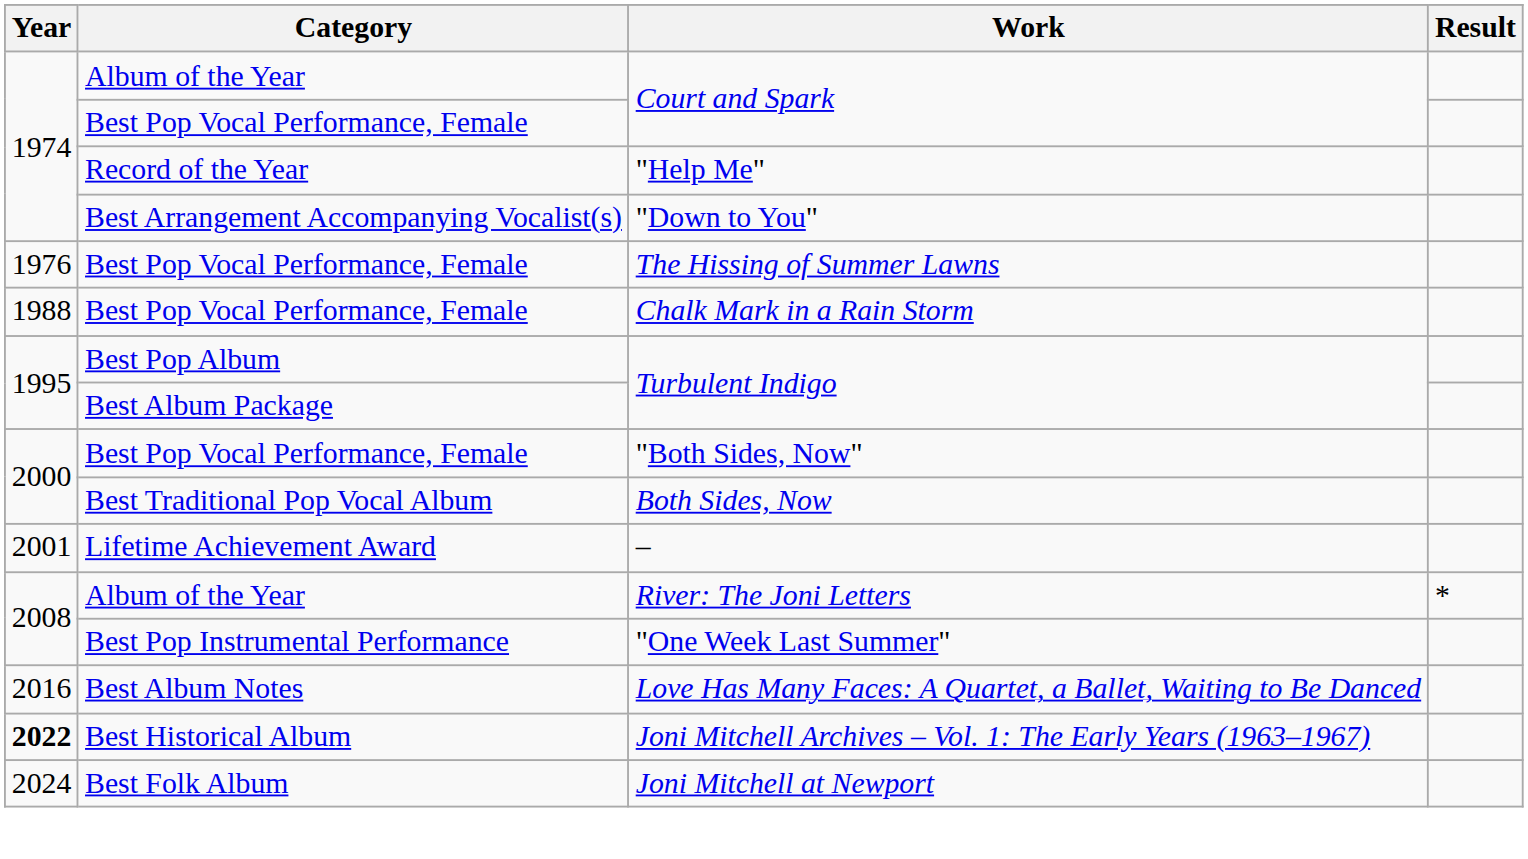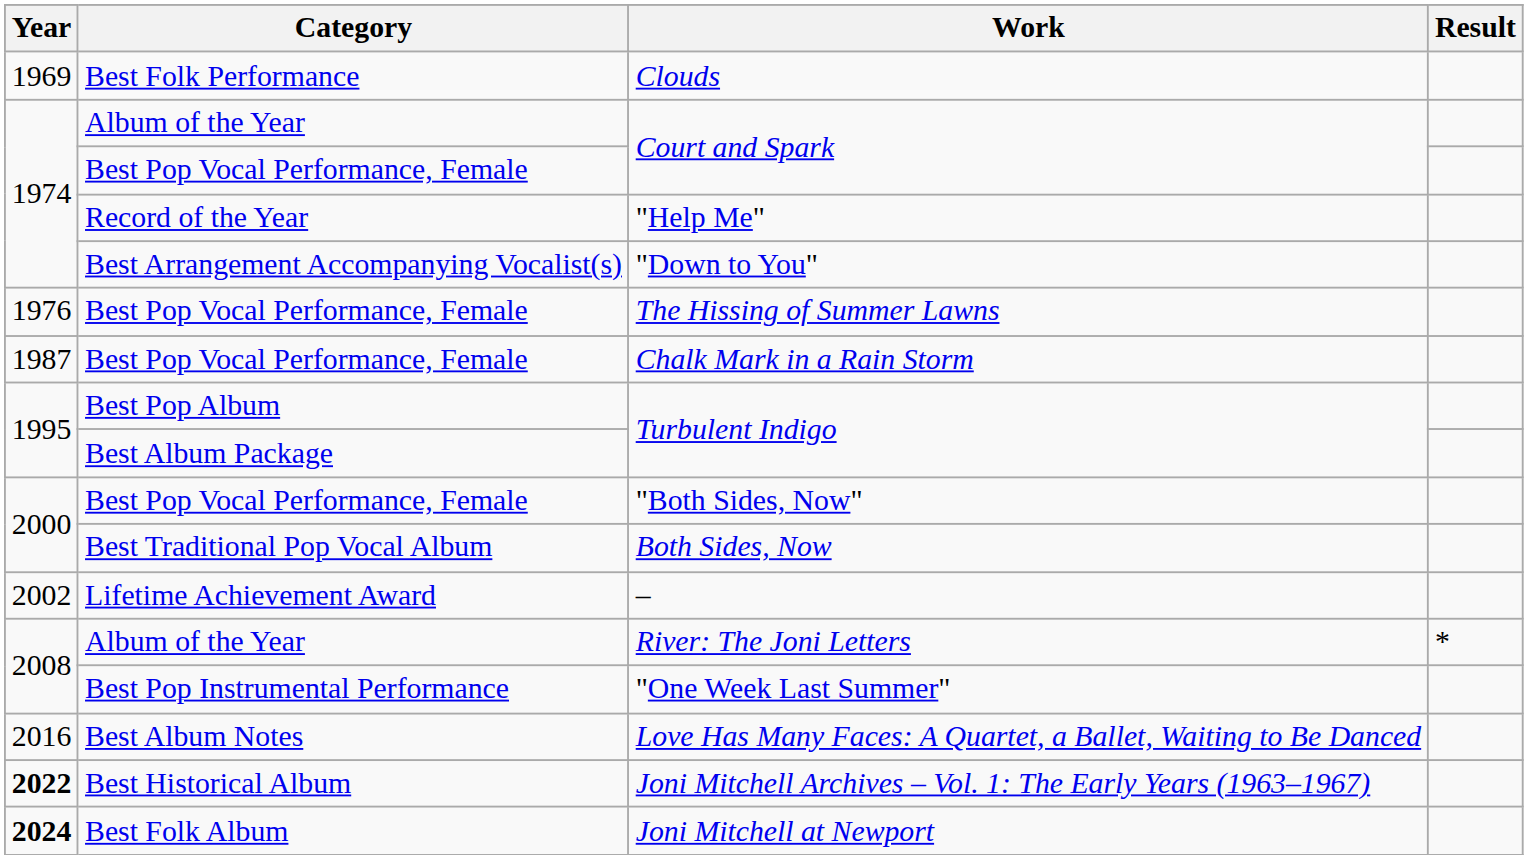+ row: (222, 75)
(42, 311) 1988 -> (42, 358) 1987
(42, 547) 2001 -> (42, 594) 2002
(42, 783) normal -> (42, 830) bold
